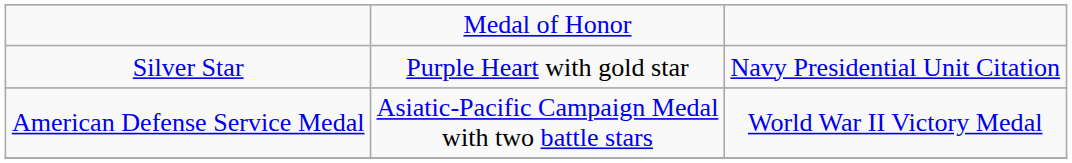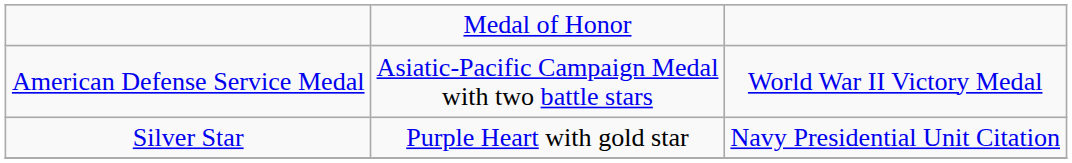rows swapped: (188, 66) <-> (188, 122)
